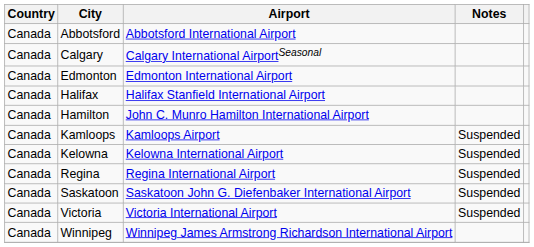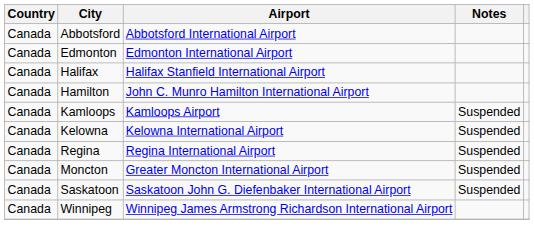- row: (82, 55)
+ row: (84, 170)
- row: (81, 212)
